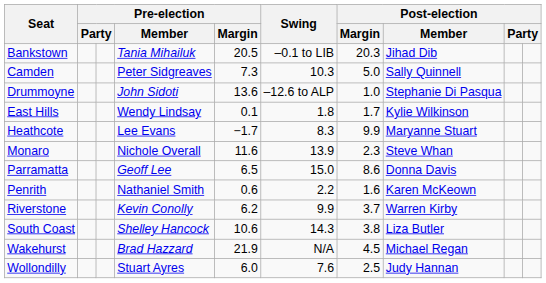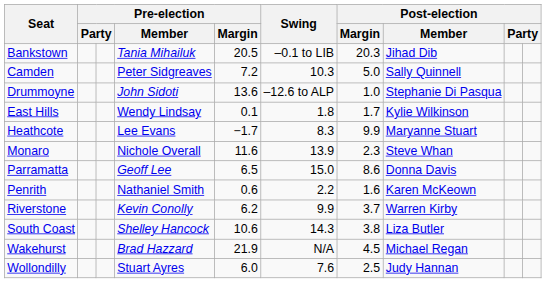(249, 72) 7.3 -> (249, 72) 7.2
